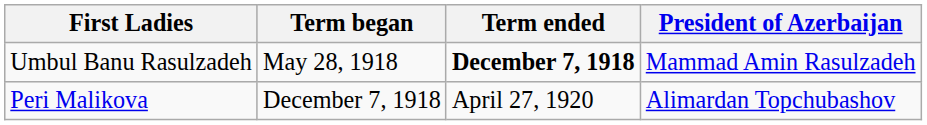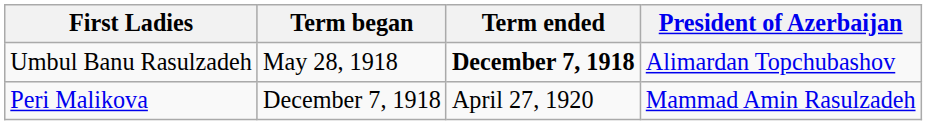(781, 61) Mammad Amin Rasulzadeh -> (771, 61) Alimardan Topchubashov
(771, 100) Alimardan Topchubashov -> (781, 100) Mammad Amin Rasulzadeh
